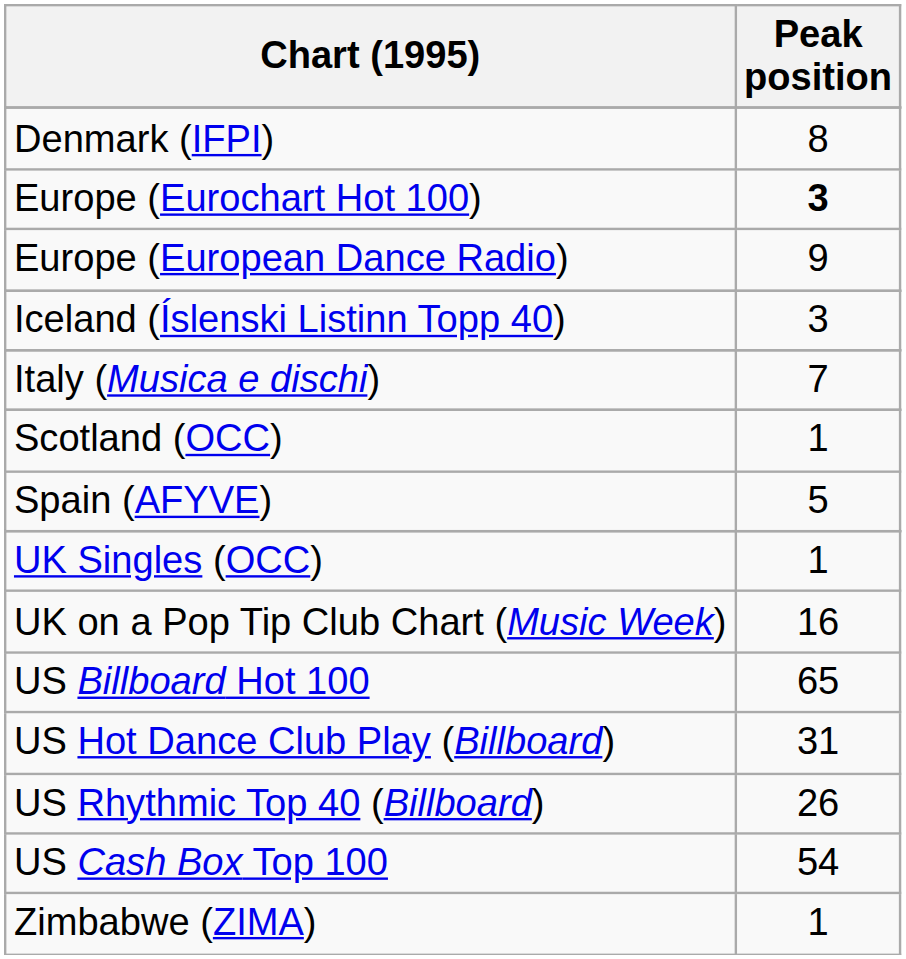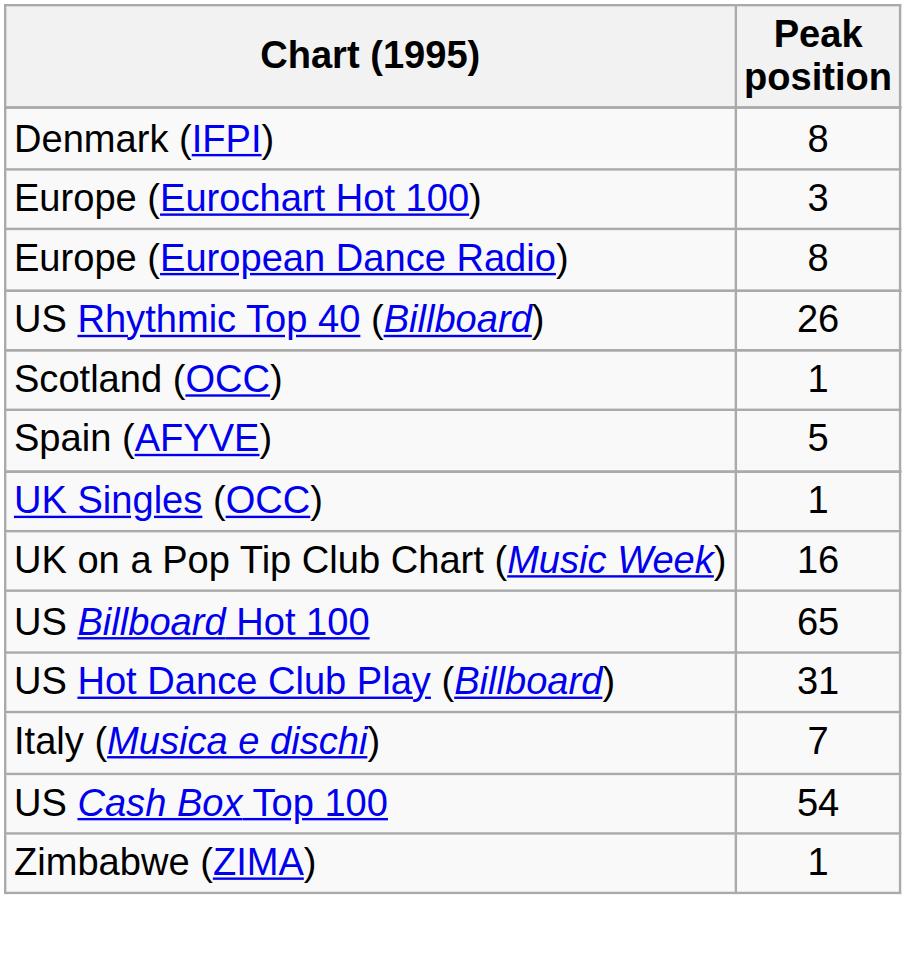(818, 198) bold -> (818, 198) normal
(818, 258) 9 -> (818, 258) 8
- row: (290, 319)
rows swapped: (197, 379) <-> (279, 802)
